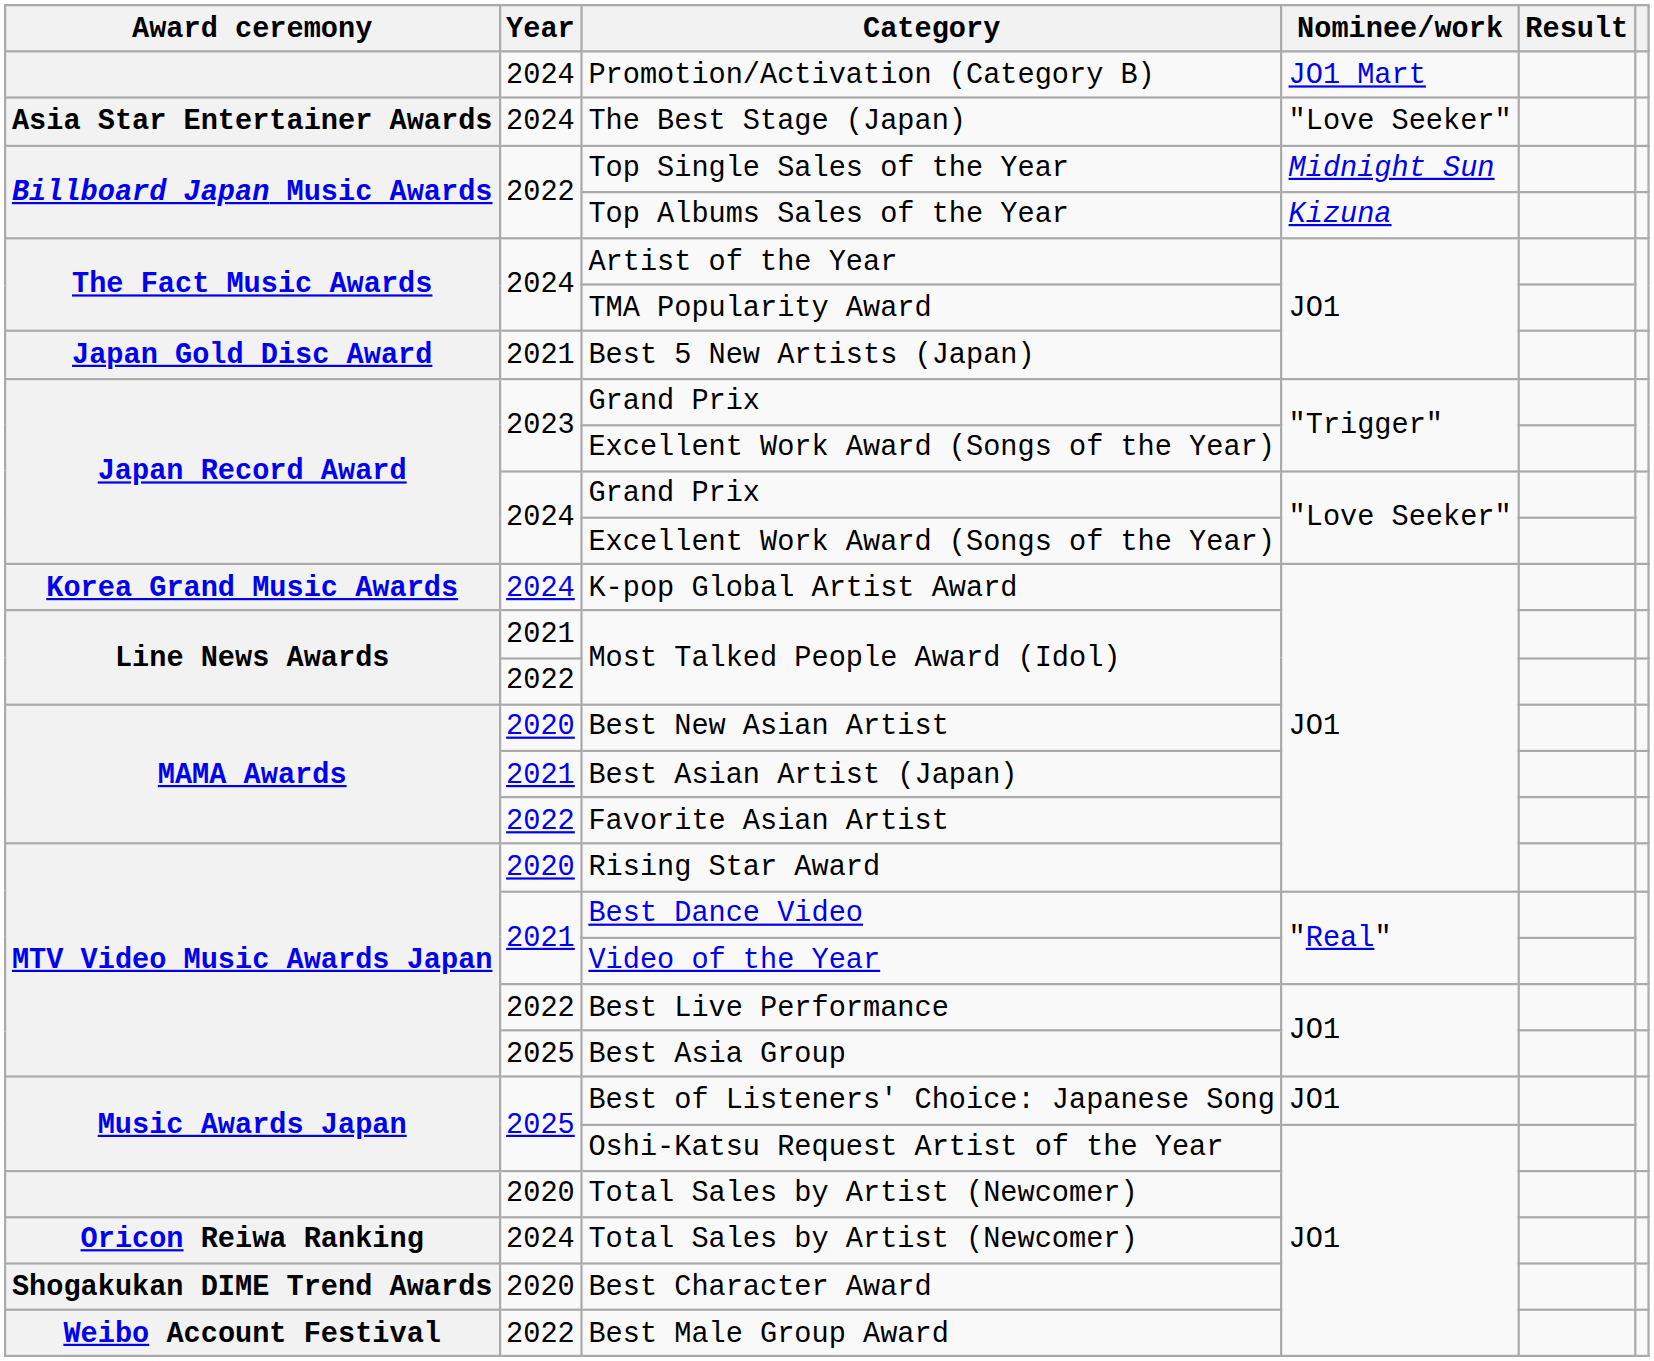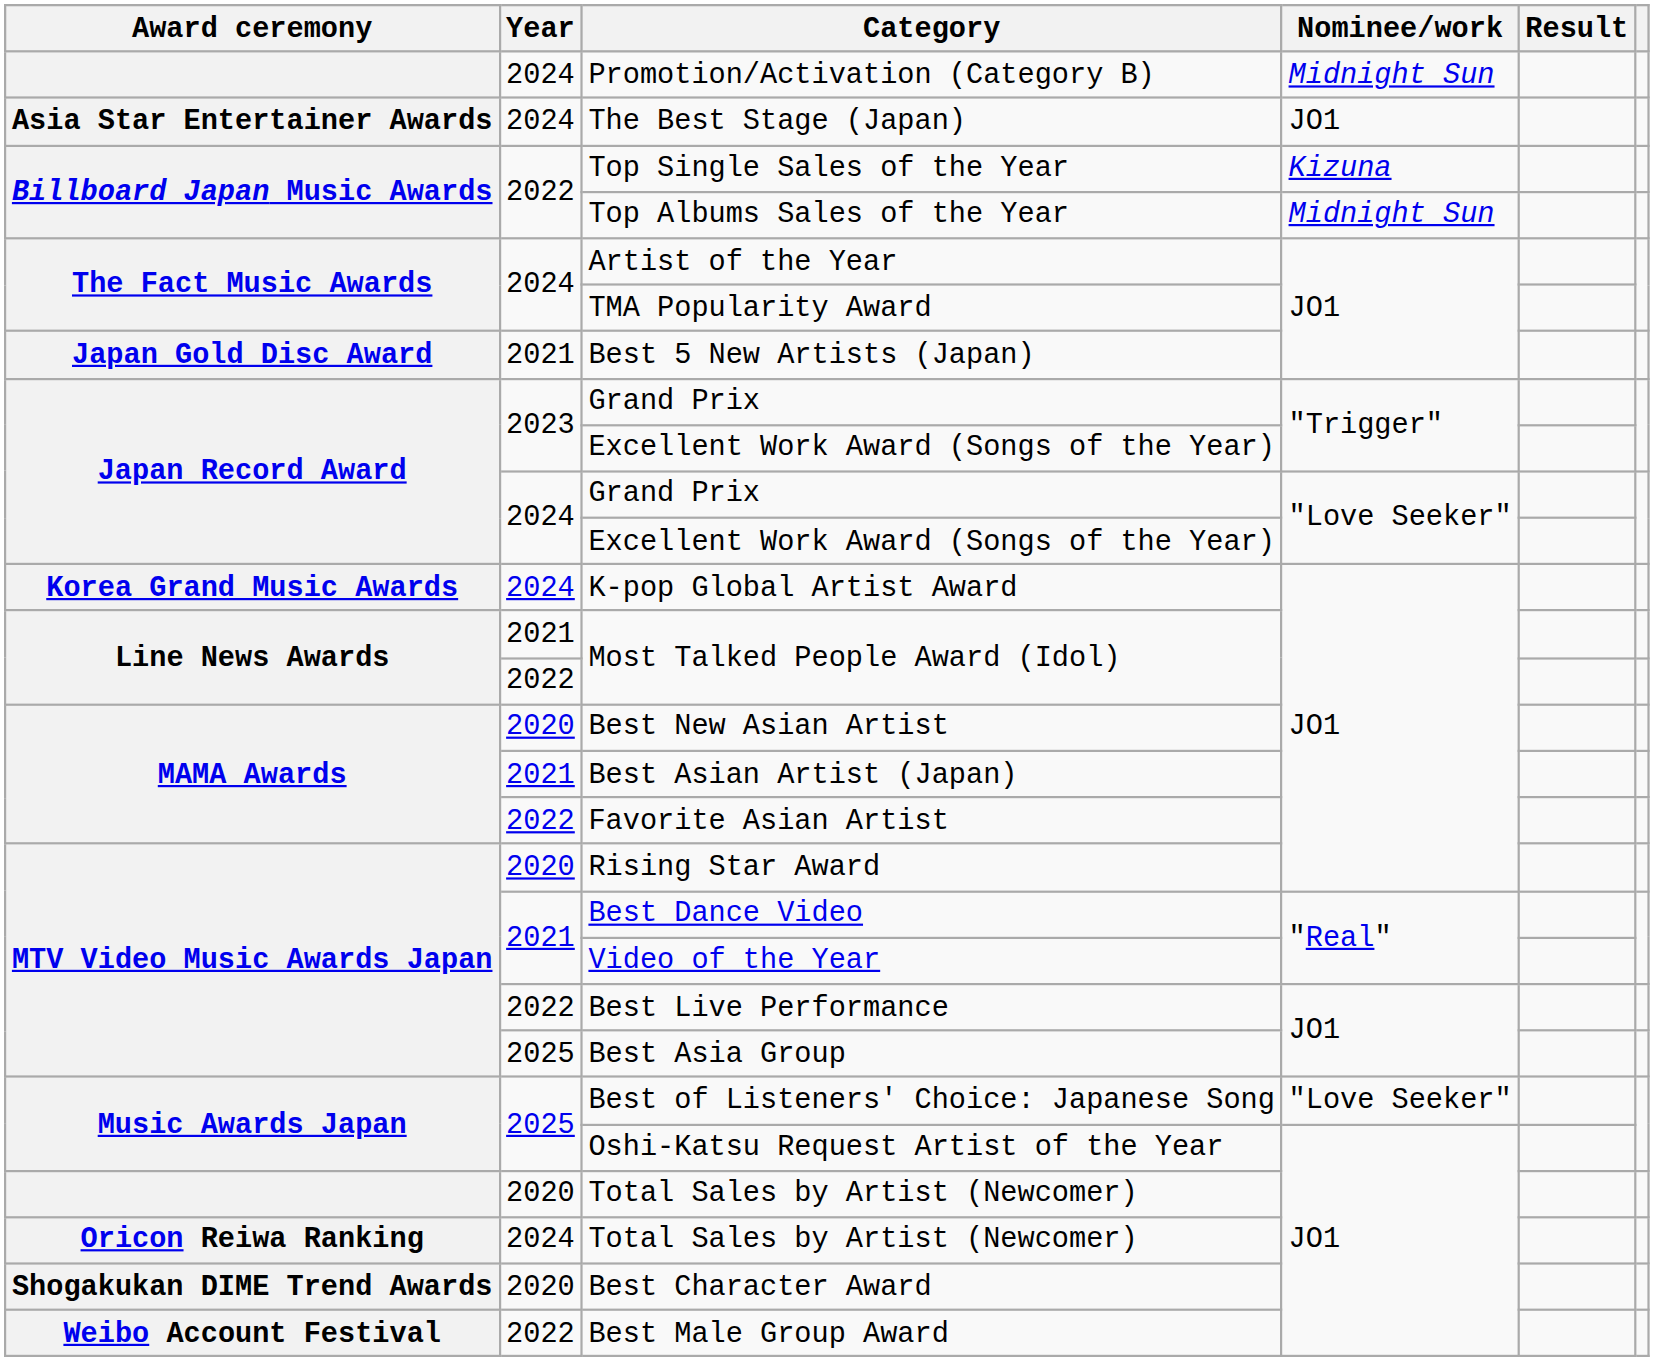(1357, 75) JO1 Mart -> (1392, 75) Midnight Sun
(1400, 122) "Love Seeker" -> (1314, 122) JO1
(1392, 168) Midnight Sun -> (1340, 168) Kizuna
(1340, 215) Kizuna -> (1392, 215) Midnight Sun
(1314, 1100) JO1 -> (1400, 1100) "Love Seeker"
